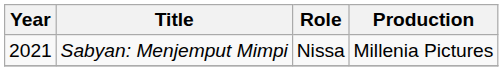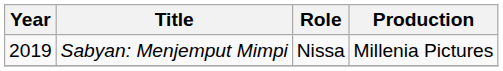(30, 50) 2021 -> (30, 50) 2019
